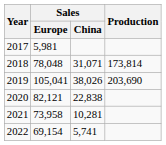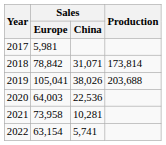(48, 64) 78,048 -> (48, 64) 78,842
(125, 81) 203,690 -> (125, 81) 203,688
(48, 98) 82,121 -> (48, 98) 64,003
(88, 98) 22,838 -> (88, 98) 22,536
(48, 132) 69,154 -> (48, 132) 63,154
